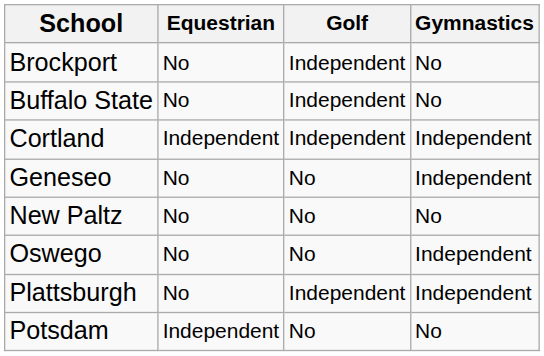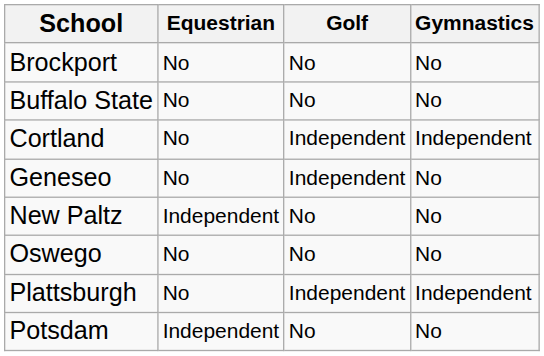(347, 62) Independent -> (302, 62) No
(347, 100) Independent -> (302, 100) No
(221, 139) Independent -> (176, 139) No
(302, 177) No -> (347, 177) Independent
(473, 177) Independent -> (428, 177) No
(176, 216) No -> (221, 216) Independent
(473, 254) Independent -> (428, 254) No
